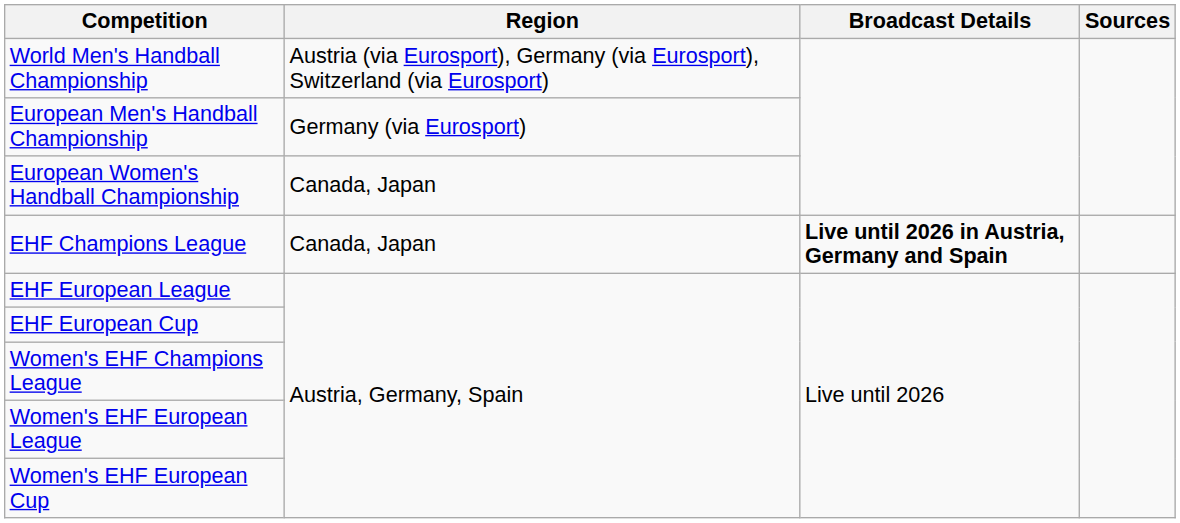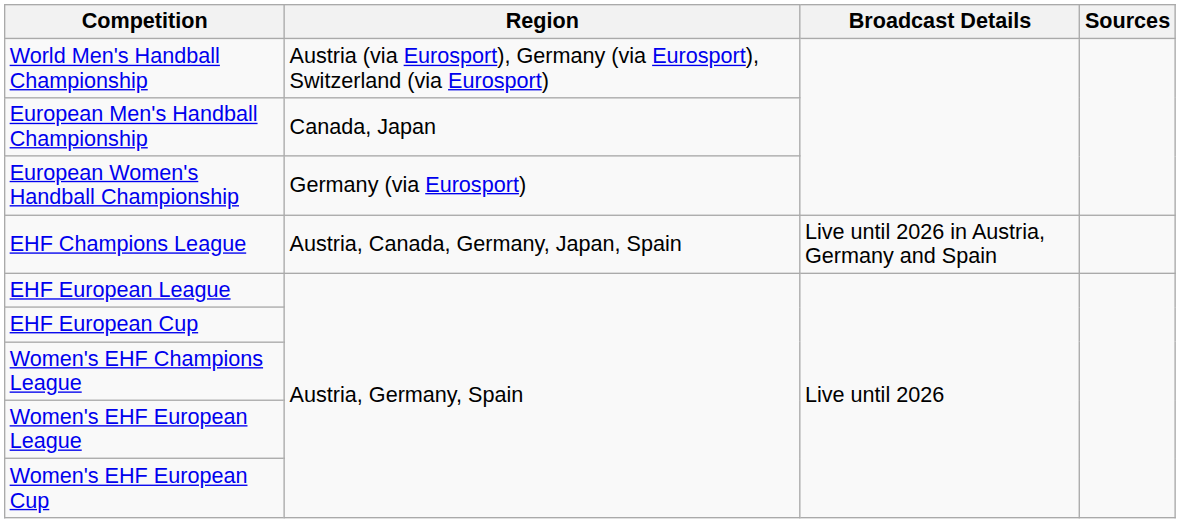(408, 126) Germany (via Eurosport) -> (363, 126) Canada, Japan
(363, 185) Canada, Japan -> (408, 185) Germany (via Eurosport)
(363, 243) Canada, Japan -> (486, 243) Austria, Canada, Germany, Japan, Spain
(935, 243) bold -> (925, 243) normal
